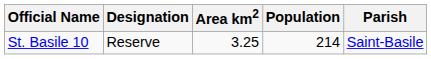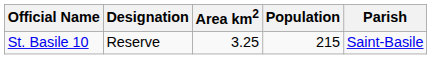(328, 42) 214 -> (328, 42) 215
